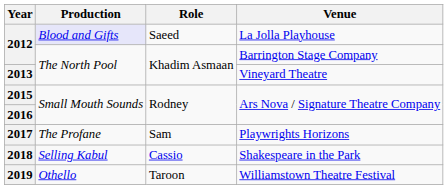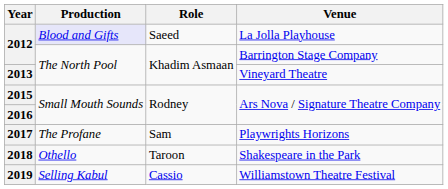(73, 154) Selling Kabul -> (57, 154) Othello
(166, 154) Cassio -> (167, 154) Taroon
(57, 174) Othello -> (73, 174) Selling Kabul
(167, 174) Taroon -> (166, 174) Cassio
